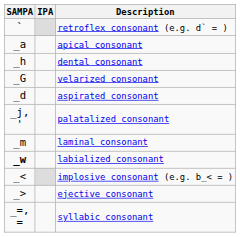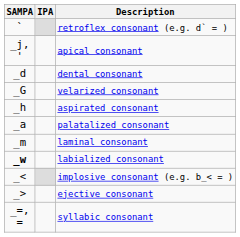(20, 44) _a -> (20, 51) _j, '
(20, 62) _h -> (20, 74) _d
(20, 96) _d -> (20, 108) _h
(20, 119) _j, ' -> (20, 125) _a
